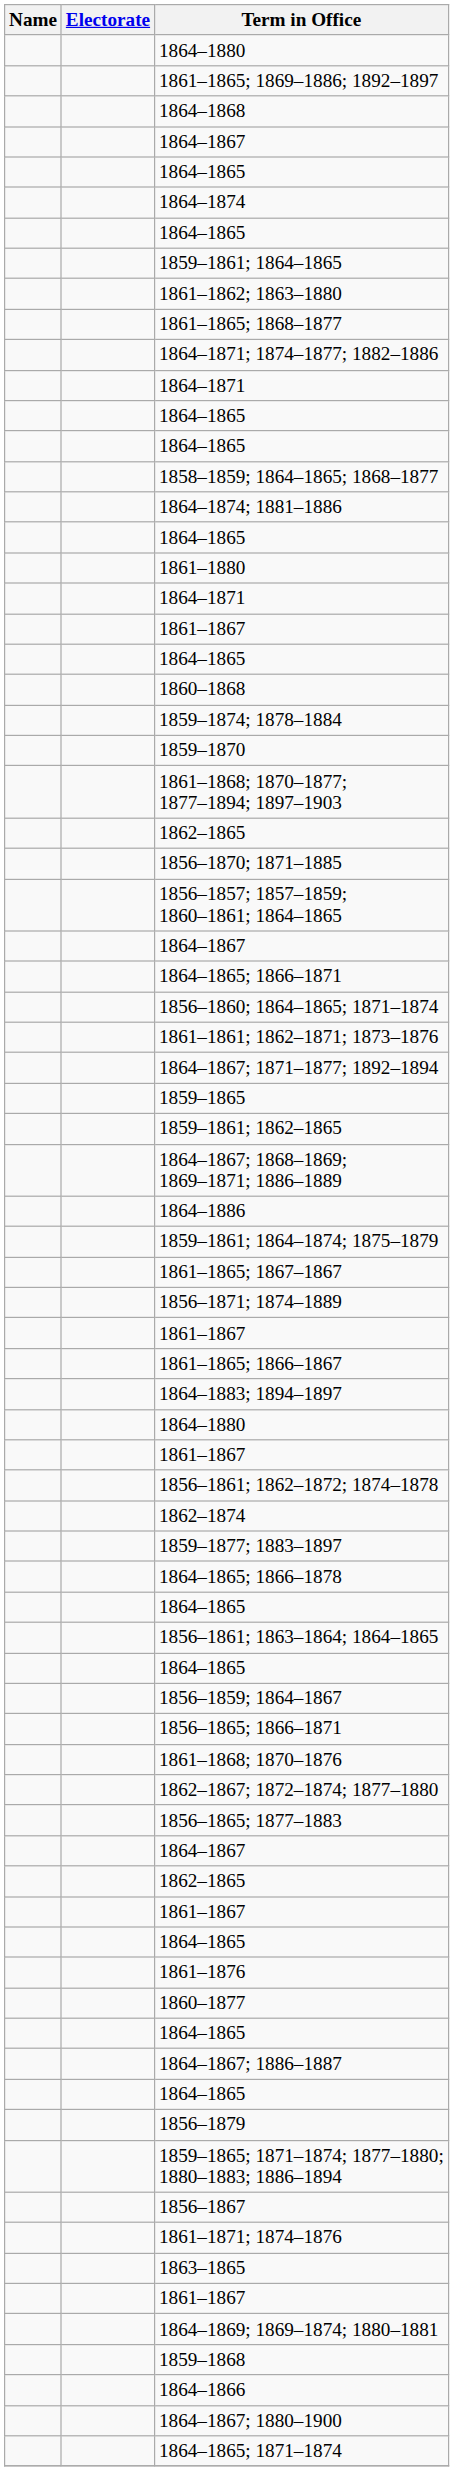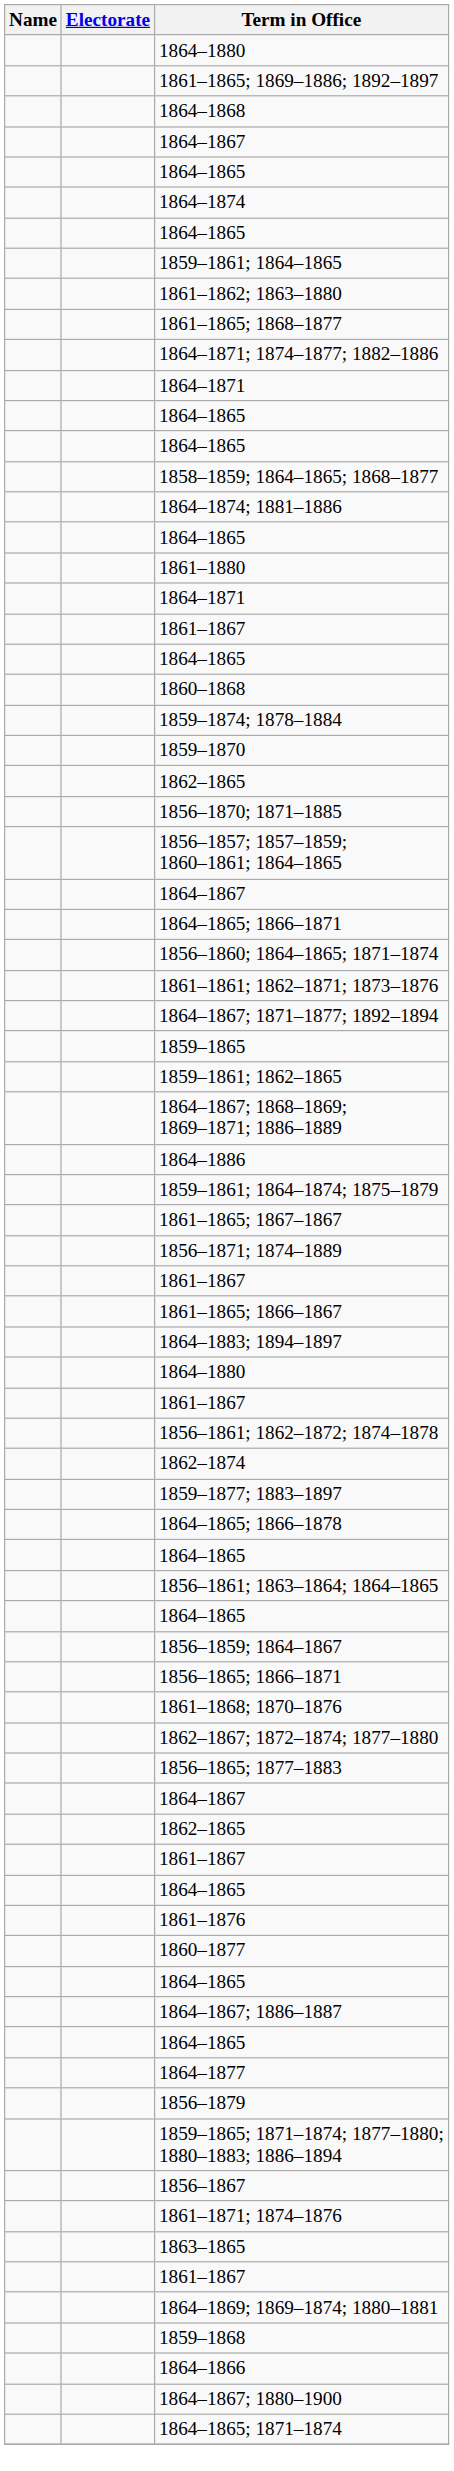- row: (33, 792)
+ row: (33, 2073)
